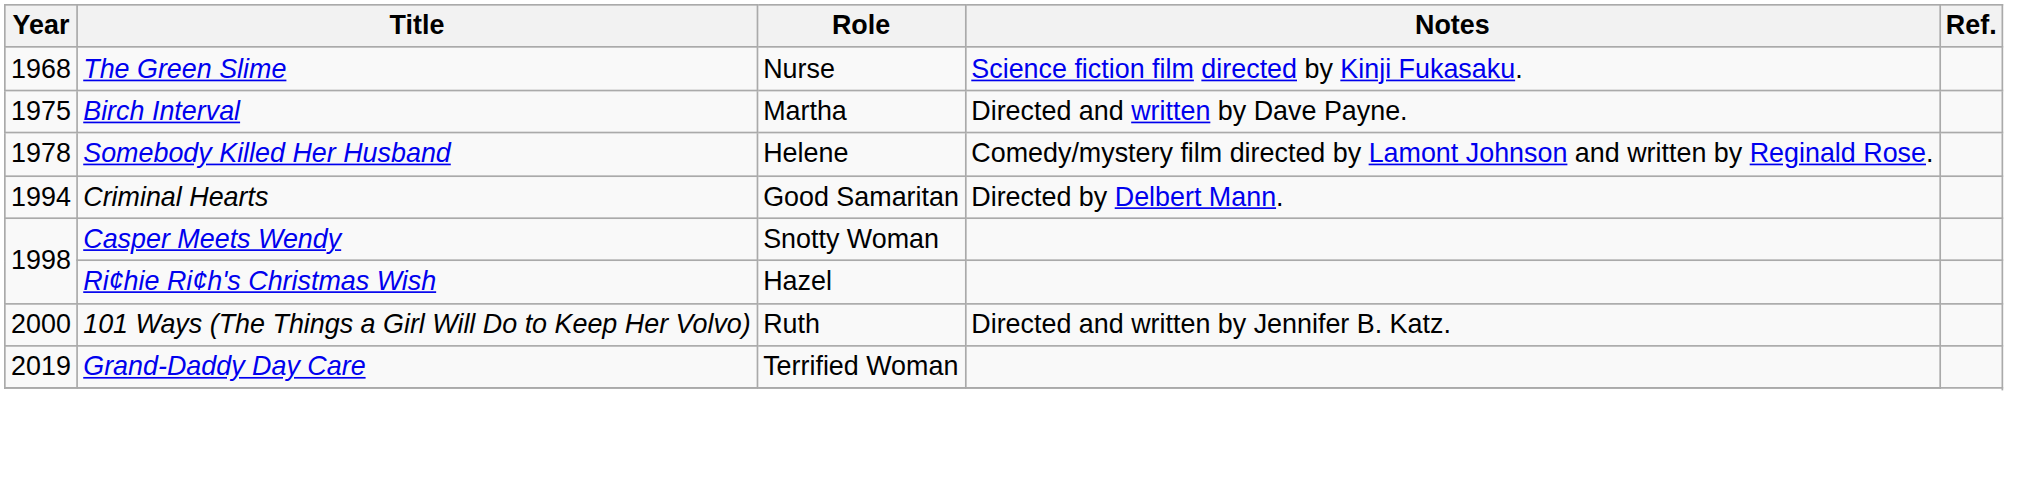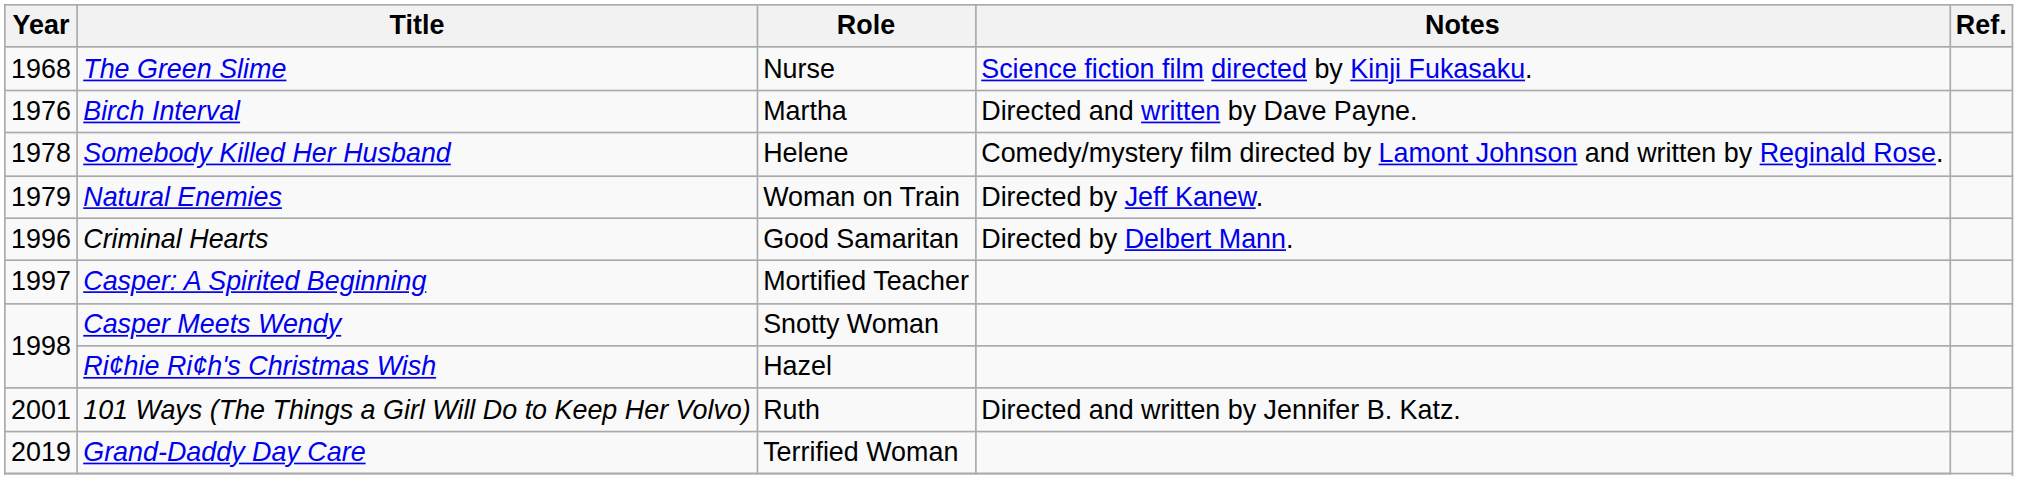(41, 111) 1975 -> (41, 111) 1976
+ row: (183, 196)
(41, 196) 1994 -> (41, 238) 1996
+ row: (255, 281)
(41, 324) 2000 -> (41, 409) 2001
